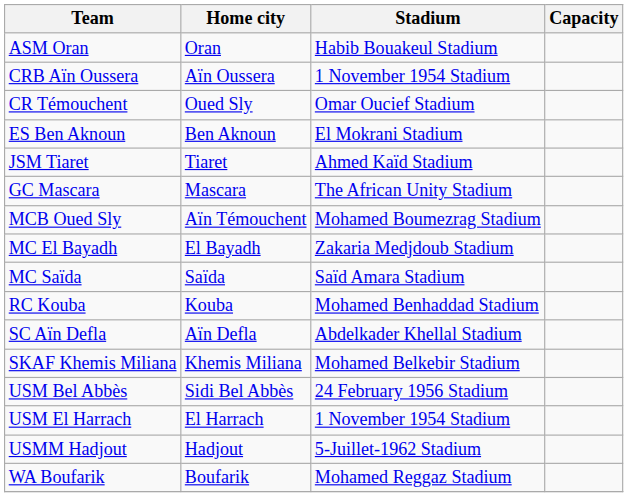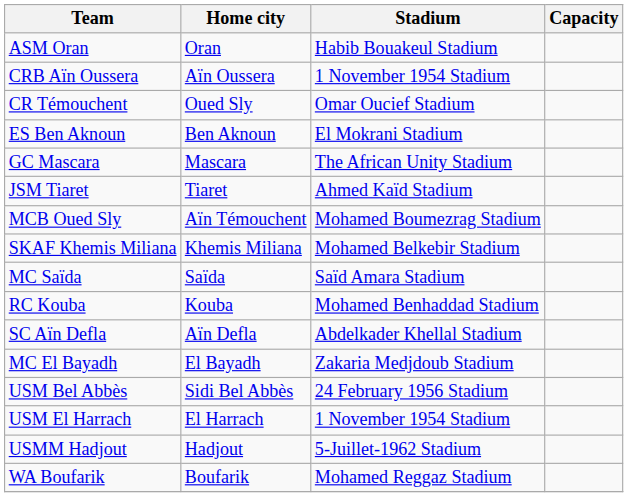rows swapped: (54, 190) <-> (49, 162)
rows swapped: (63, 248) <-> (93, 362)
